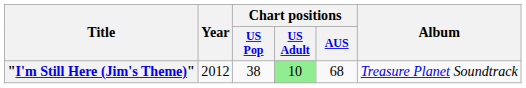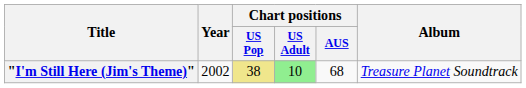(215, 71) 2012 -> (215, 71) 2002
(254, 71) no background -> (254, 71) khaki background
